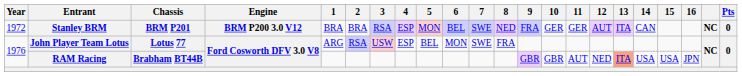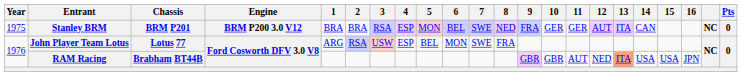(16, 28) 1972 -> (16, 28) 1975
